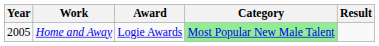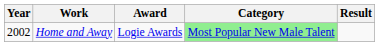(19, 32) 2005 -> (19, 32) 2002
